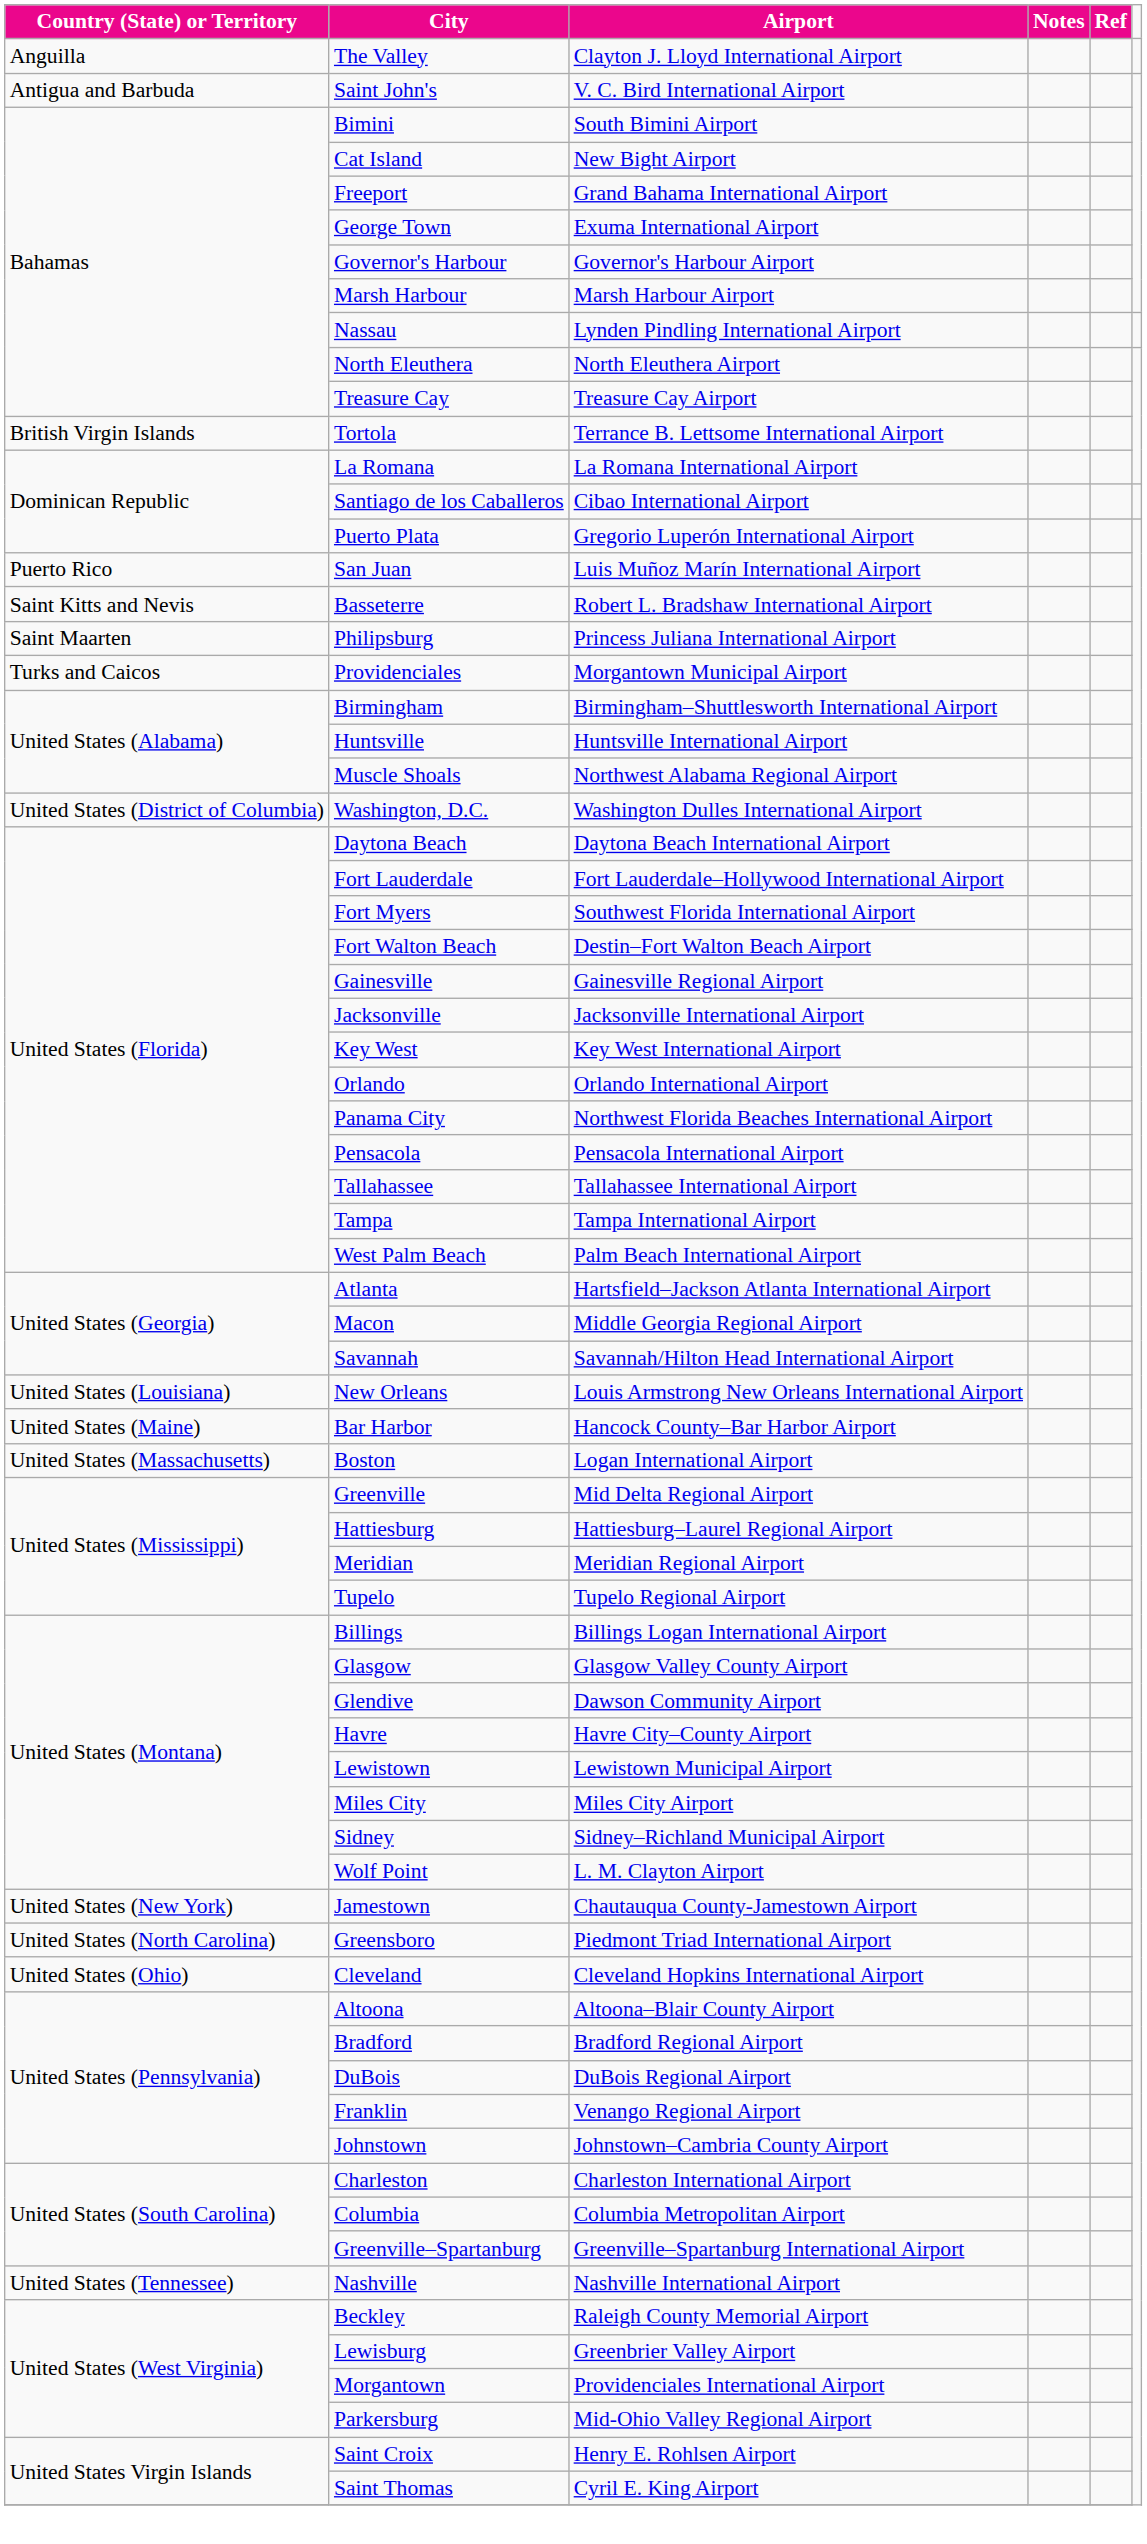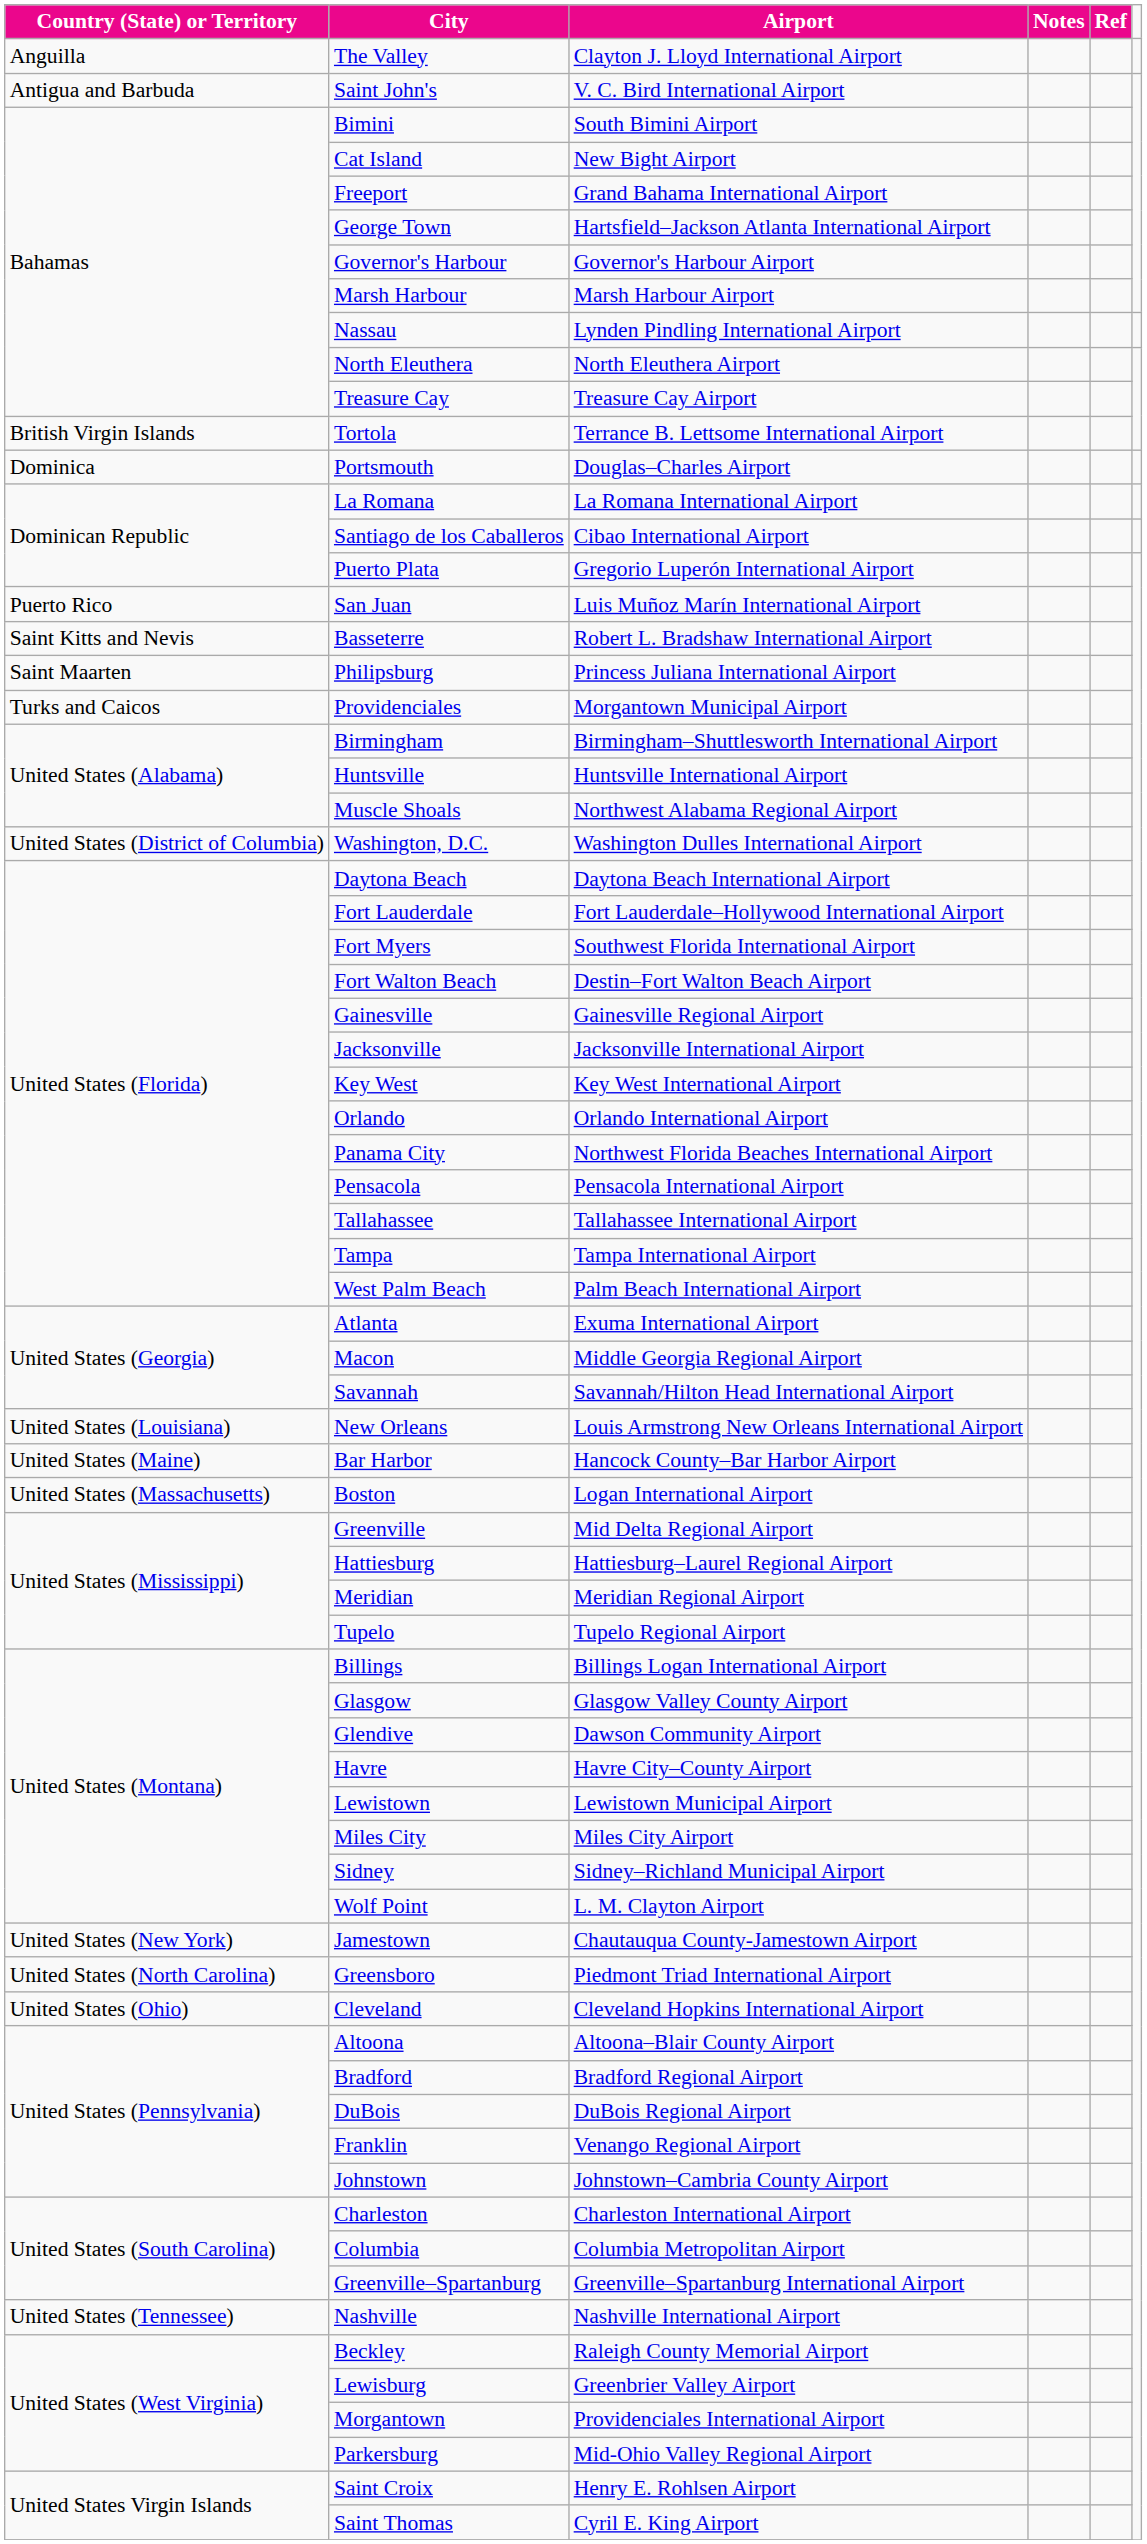(696, 227) Exuma International Airport -> (782, 227) Hartsfield–Jackson Atlanta International Airport
+ row: (384, 466)
(782, 1289) Hartsfield–Jackson Atlanta International Airport -> (696, 1323) Exuma International Airport
